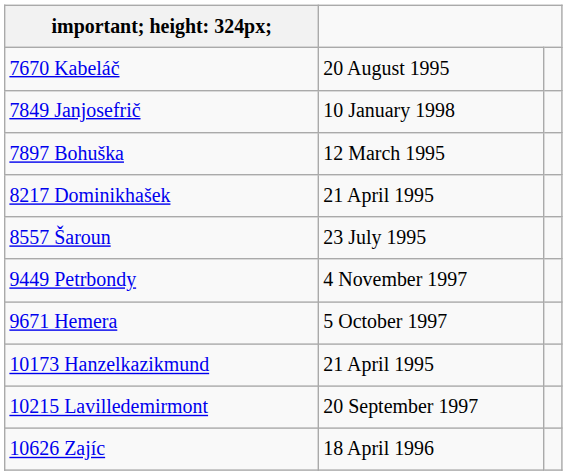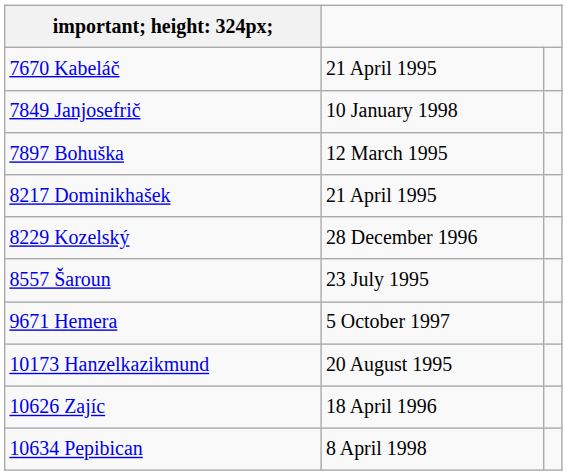(386, 68) 20 August 1995 -> (381, 68) 21 April 1995
+ row: (69, 237)
- row: (73, 279)
(379, 364) 21 April 1995 -> (389, 364) 20 August 1995
- row: (109, 406)
+ row: (76, 448)
